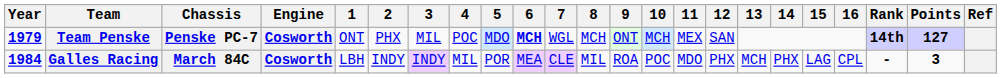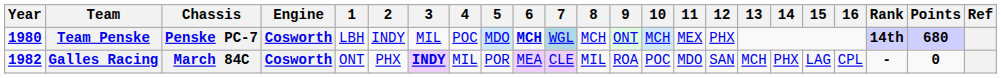(25, 39) 1979 -> (25, 39) 1980
(352, 39) ONT -> (352, 39) LBH
(388, 39) PHX -> (388, 39) INDY
(561, 39) no background -> (561, 39) lightblue background
(722, 39) SAN -> (722, 39) PHX
(936, 39) 127 -> (936, 39) 680
(25, 62) 1984 -> (25, 62) 1982
(352, 62) LBH -> (352, 62) ONT
(388, 62) INDY -> (388, 62) PHX
(429, 62) normal -> (429, 62) bold
(722, 62) PHX -> (722, 62) SAN
(936, 62) 3 -> (936, 62) 0
